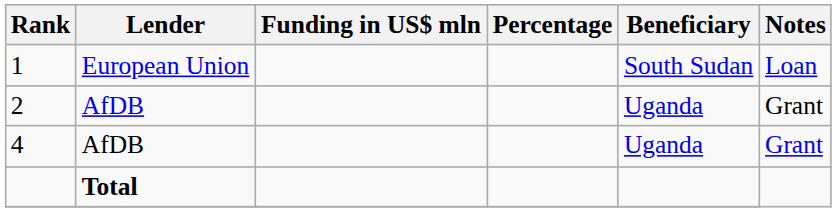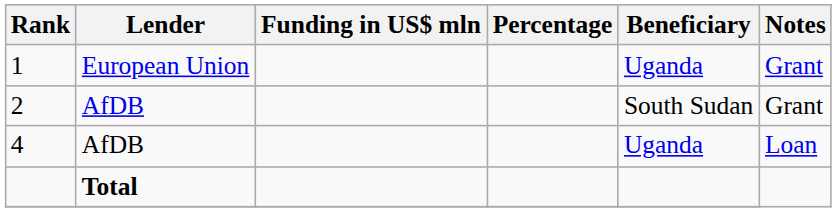(689, 65) South Sudan -> (664, 65) Uganda
(791, 65) Loan -> (794, 65) Grant
(664, 105) Uganda -> (689, 105) South Sudan
(794, 145) Grant -> (791, 145) Loan
